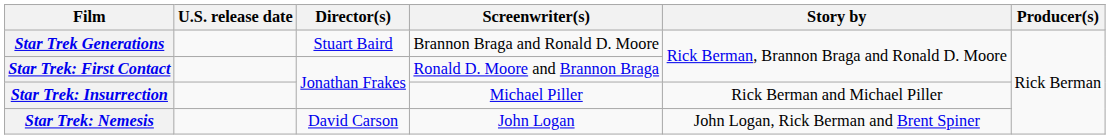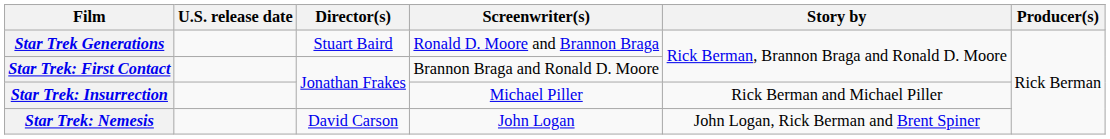(536, 43) Brannon Braga and Ronald D. Moore -> (536, 43) Ronald D. Moore and Brannon Braga
(536, 69) Ronald D. Moore and Brannon Braga -> (536, 69) Brannon Braga and Ronald D. Moore
